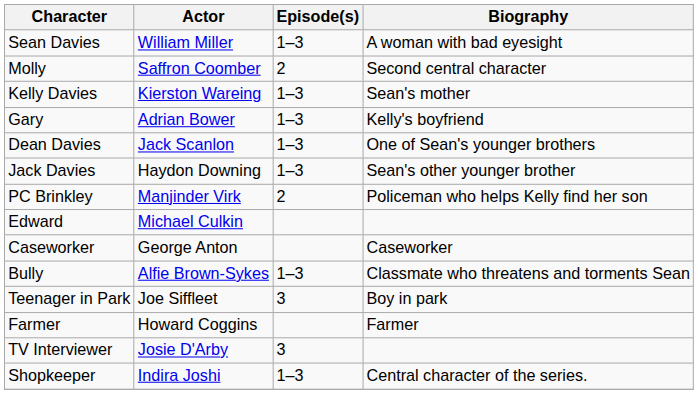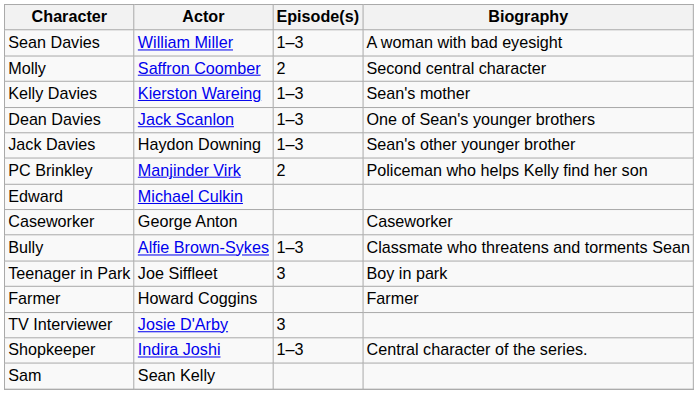- row: (26, 119)
+ row: (25, 376)
